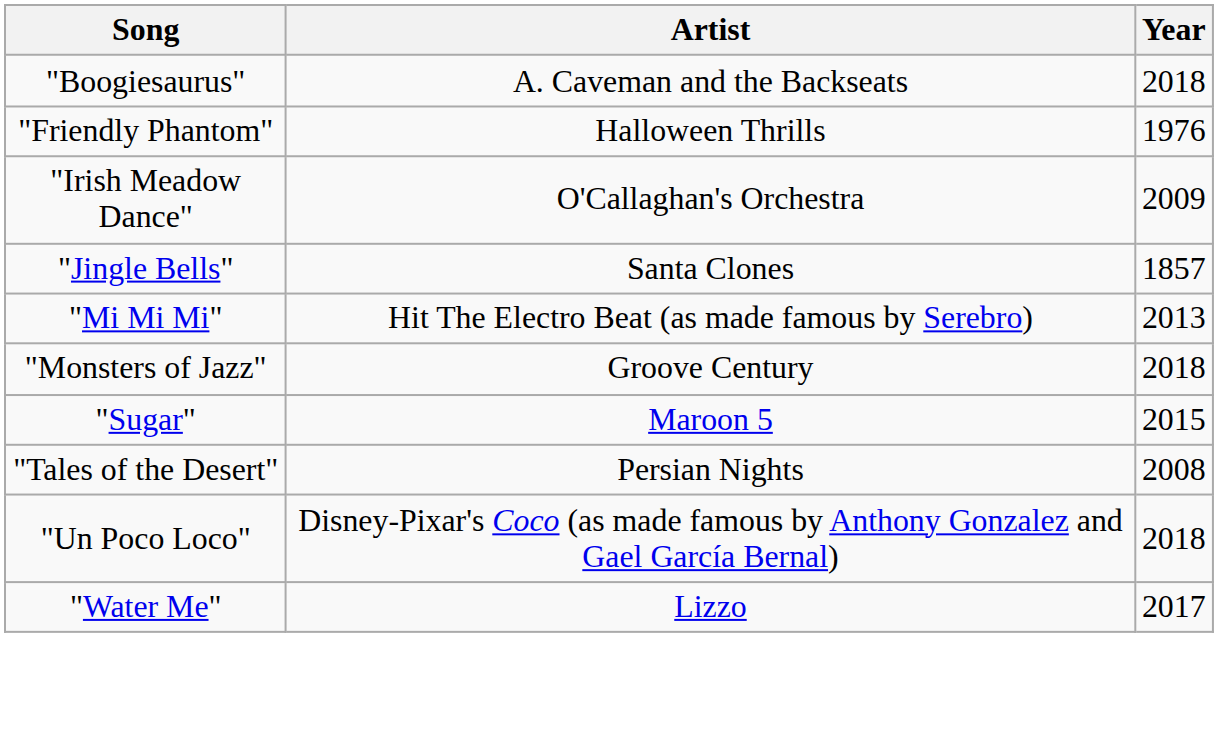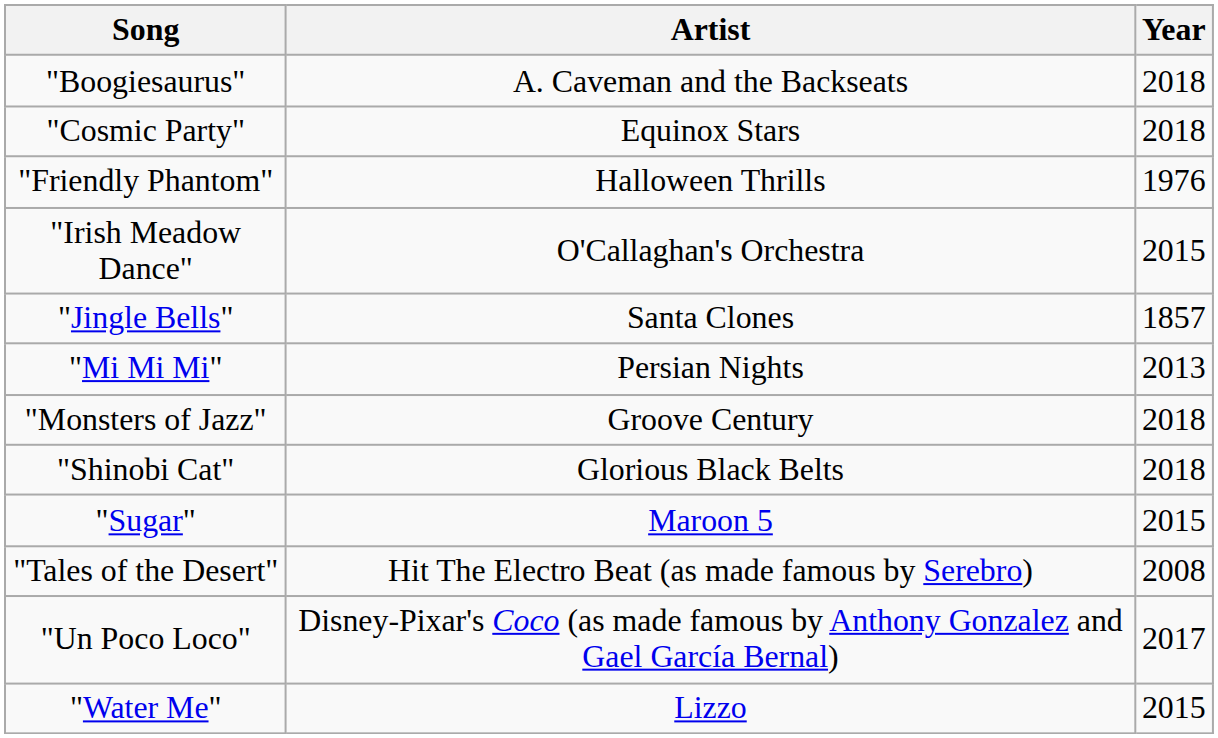+ row: (146, 130)
(1174, 199) 2009 -> (1174, 249) 2015
(710, 318) Hit The Electro Beat (as made famous by Serebro) -> (710, 368) Persian Nights
+ row: (146, 469)
(710, 469) Persian Nights -> (710, 570) Hit The Electro Beat (as made famous by Serebro)
(1174, 537) 2018 -> (1174, 638) 2017
(1174, 606) 2017 -> (1174, 707) 2015
